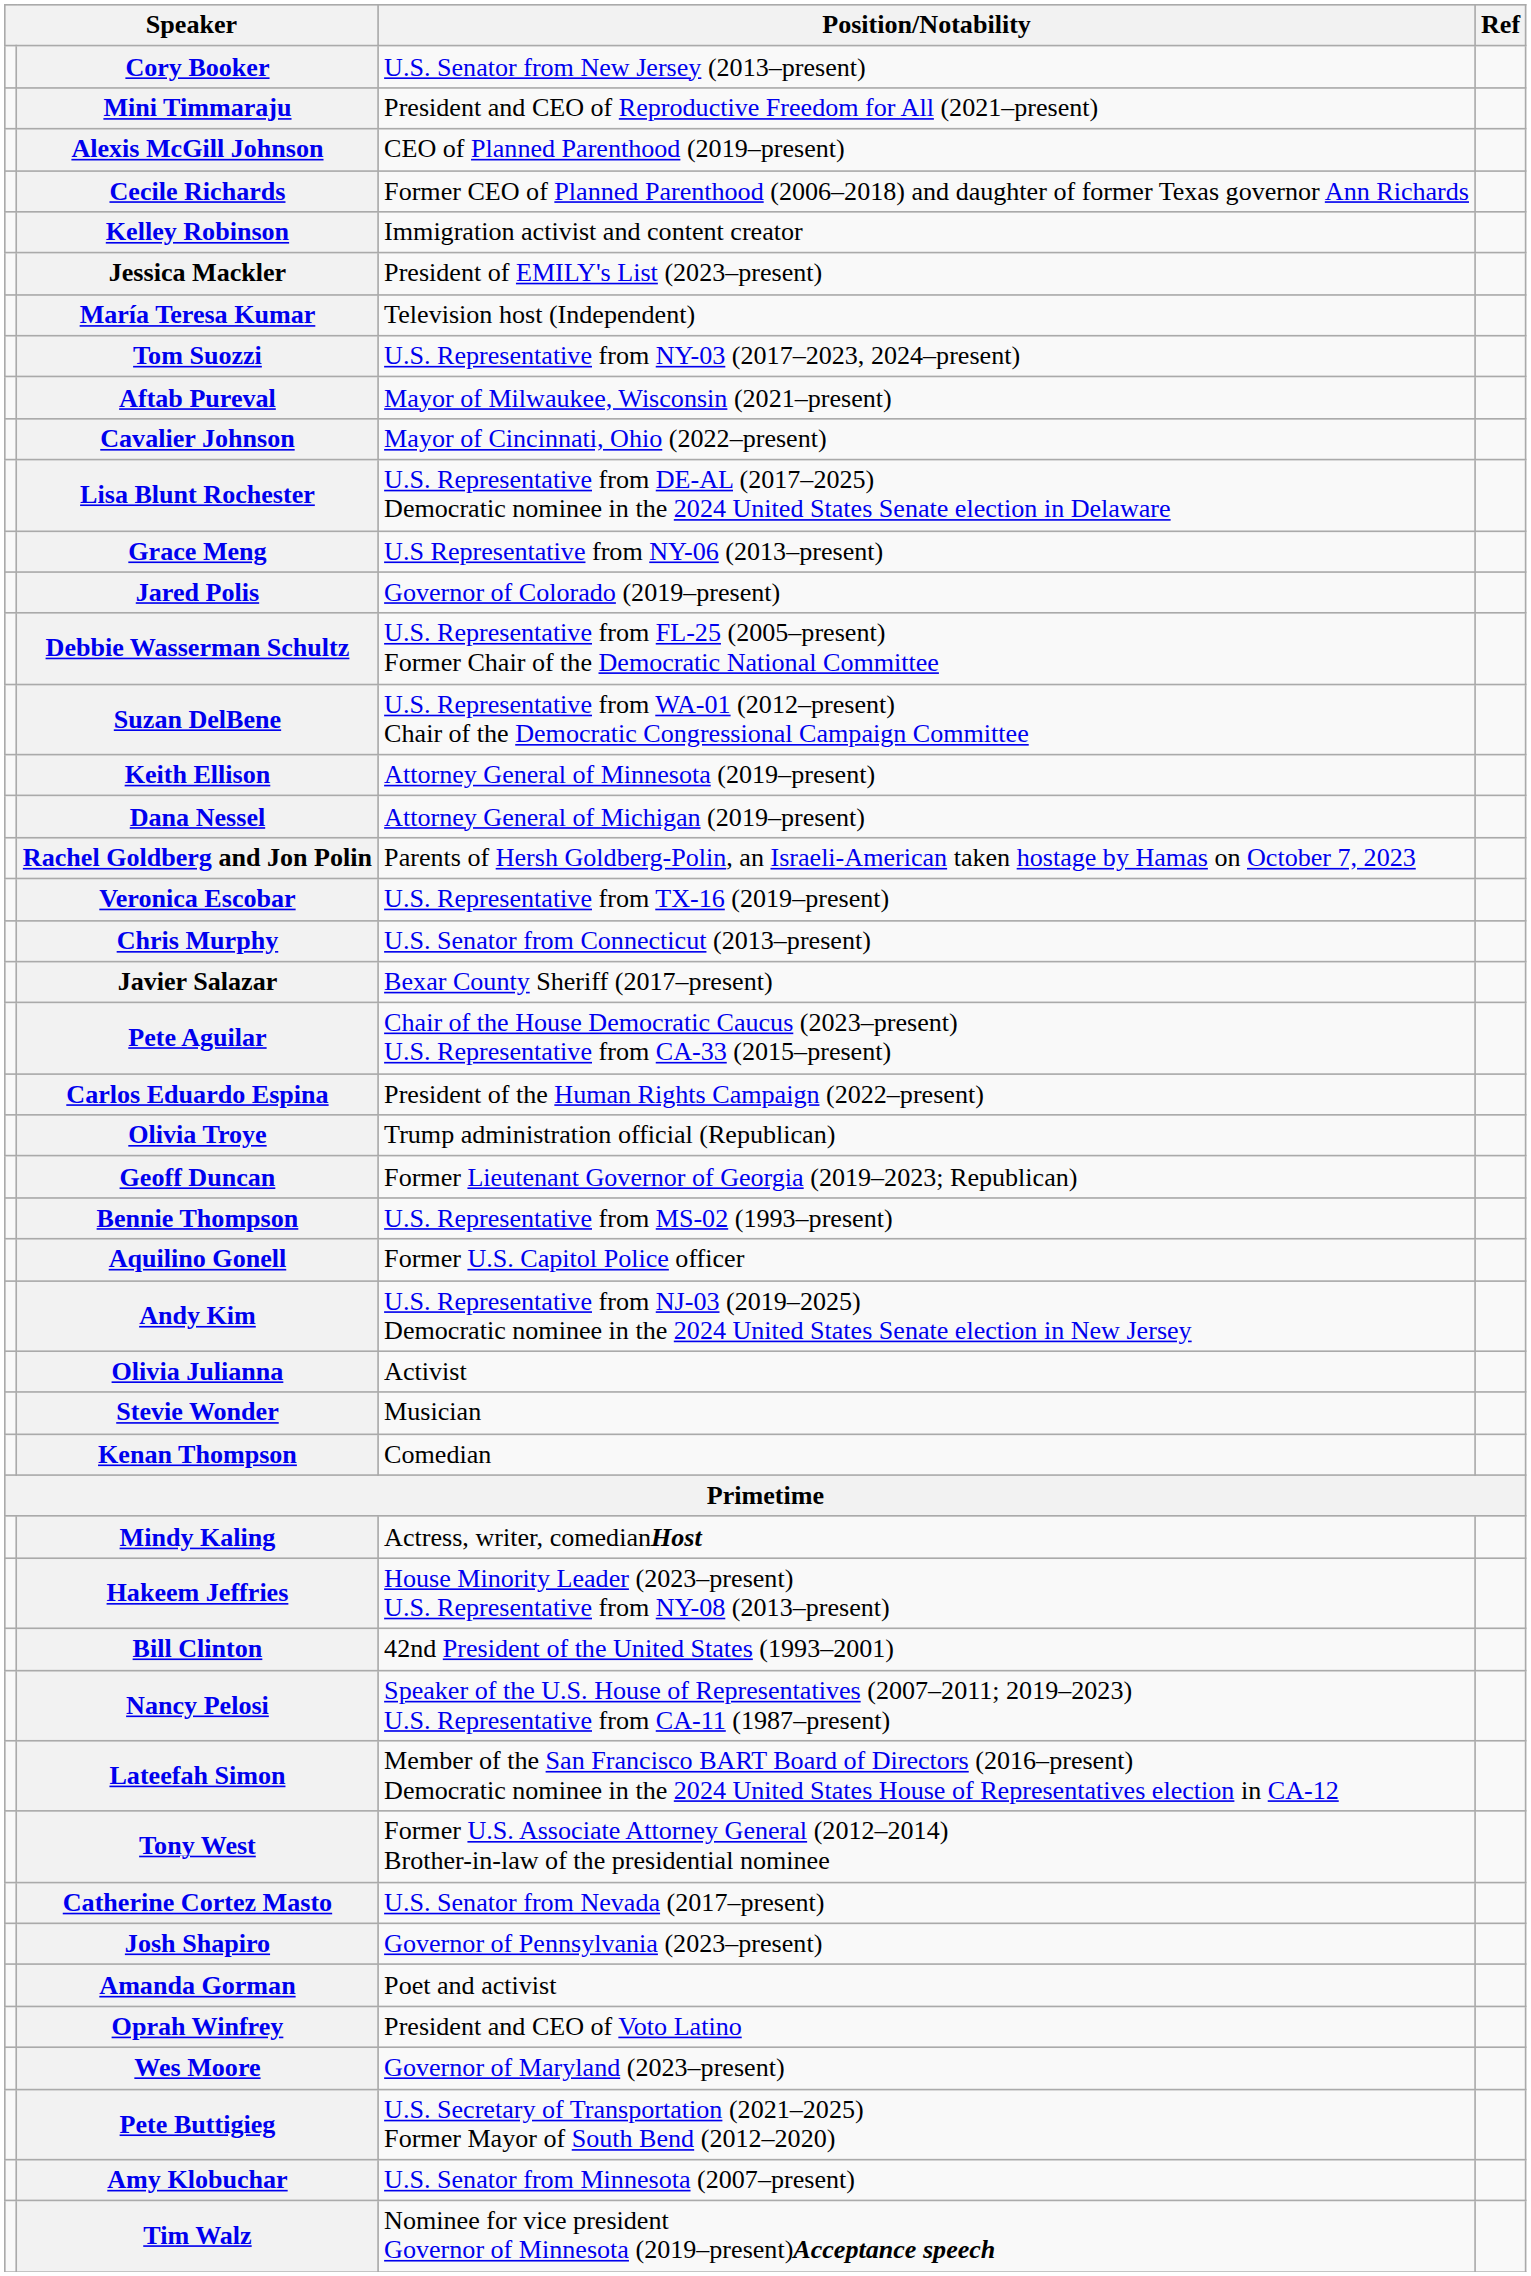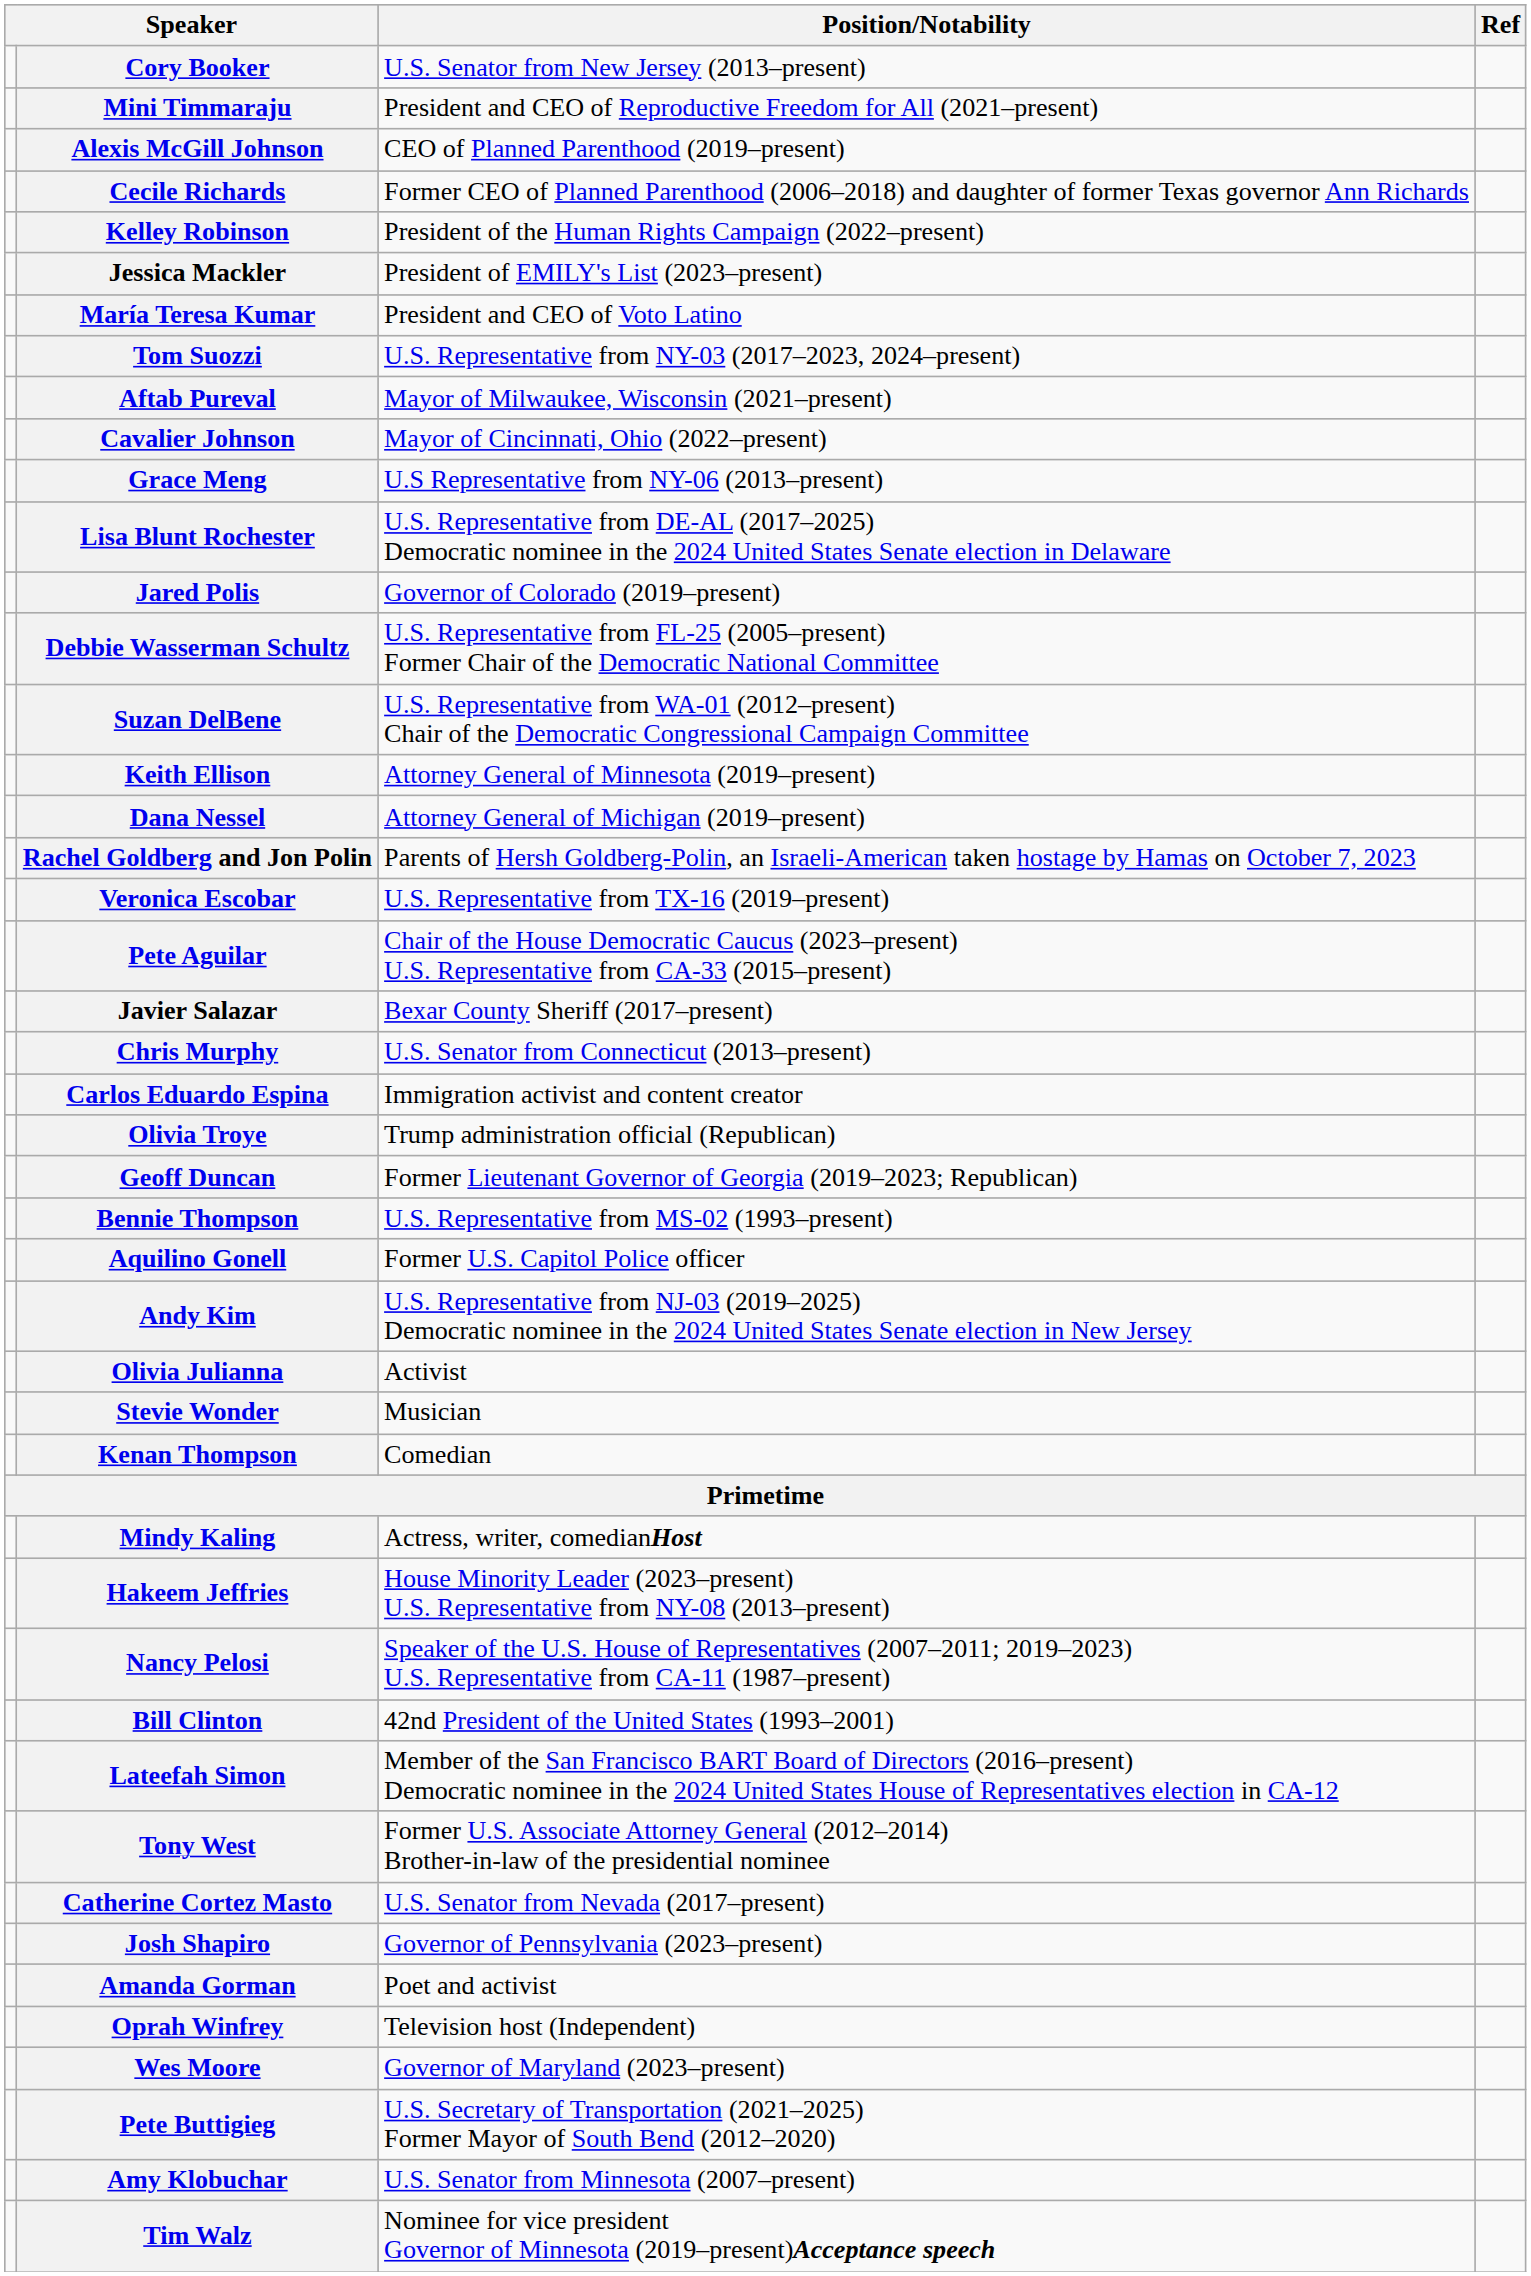(593, 231) Immigration activist and content creator -> (684, 231) President of the Human Rights Campaign (2022–present)
(540, 314) Television host (Independent) -> (563, 314) President and CEO of Voto Latino
rows swapped: (197, 494) <-> (197, 550)
rows swapped: (197, 940) <-> (197, 1037)
(684, 1093) President of the Human Rights Campaign (2022–present) -> (593, 1093) Immigration activist and content creator
rows swapped: (197, 1648) <-> (197, 1704)
(563, 2026) President and CEO of Voto Latino -> (540, 2026) Television host (Independent)
